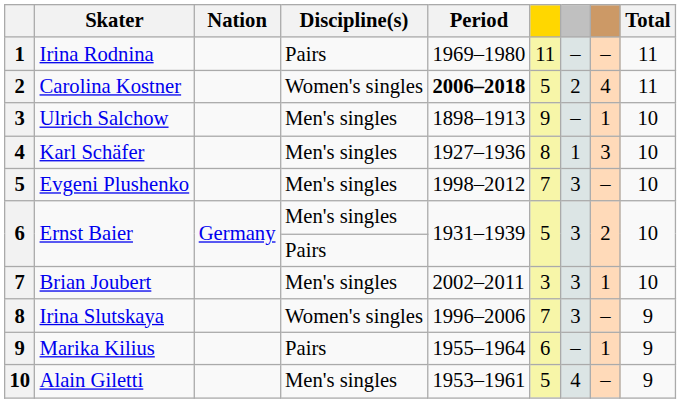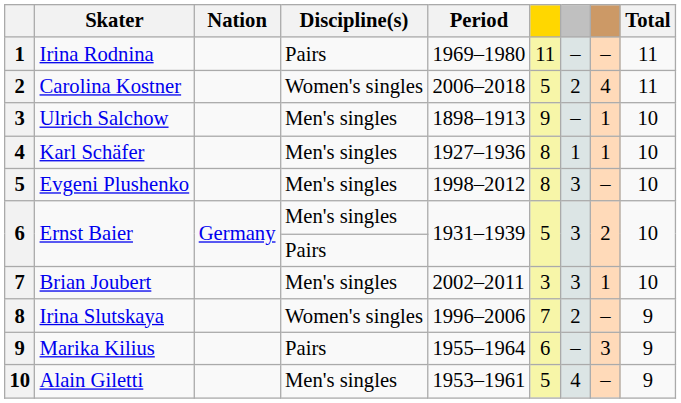(479, 86) bold -> (479, 86) normal
(605, 151) 3 -> (605, 151) 1
(545, 184) 7 -> (545, 184) 8
(575, 315) 3 -> (575, 315) 2
(605, 348) 1 -> (605, 348) 3
